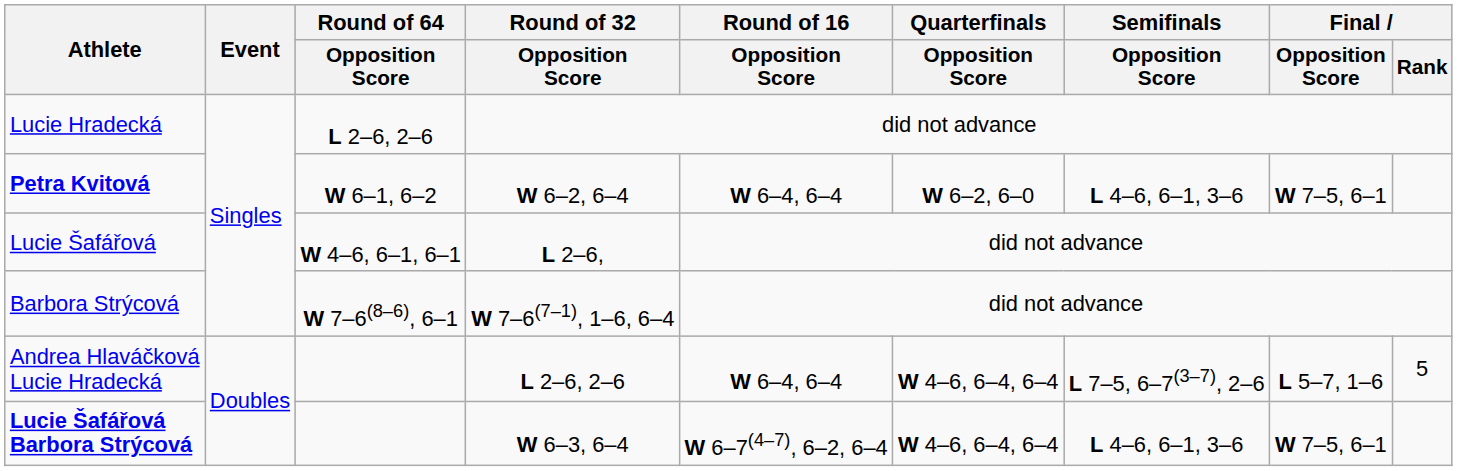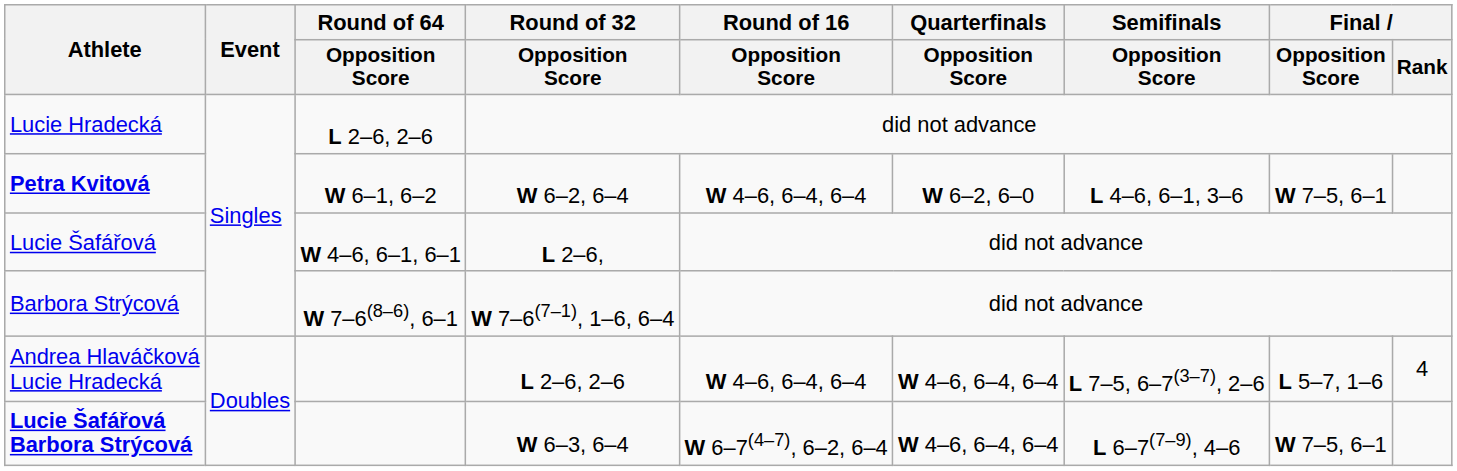(786, 196) W 6–4, 6–4 -> (786, 196) W 4–6, 6–4, 6–4
(786, 381) W 6–4, 6–4 -> (786, 381) W 4–6, 6–4, 6–4
(1422, 369) 5 -> (1422, 369) 4
(1167, 446) L 4–6, 6–1, 3–6 -> (1167, 446) L 6–7(7–9), 4–6
